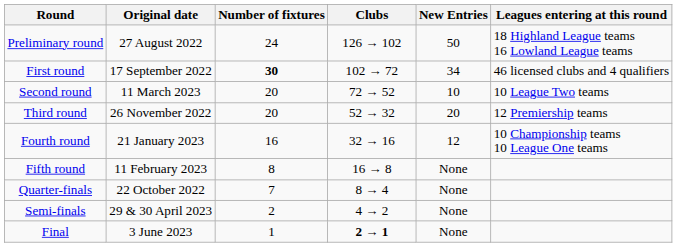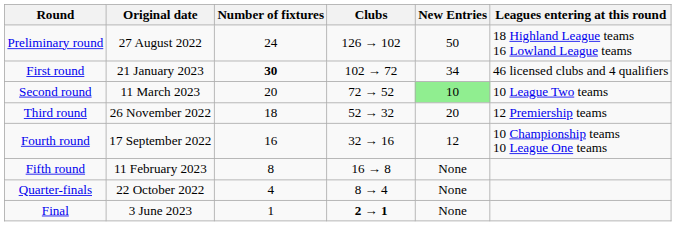(161, 71) 17 September 2022 -> (160, 71) 21 January 2023
(453, 92) no background -> (453, 92) lightgreen background
(271, 112) 20 -> (271, 112) 18
(161, 141) 21 January 2023 -> (160, 141) 17 September 2022
(271, 190) 7 -> (271, 190) 4
- row: (55, 210)
